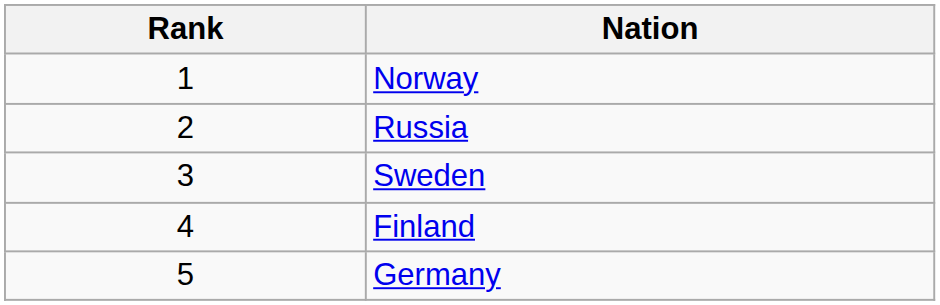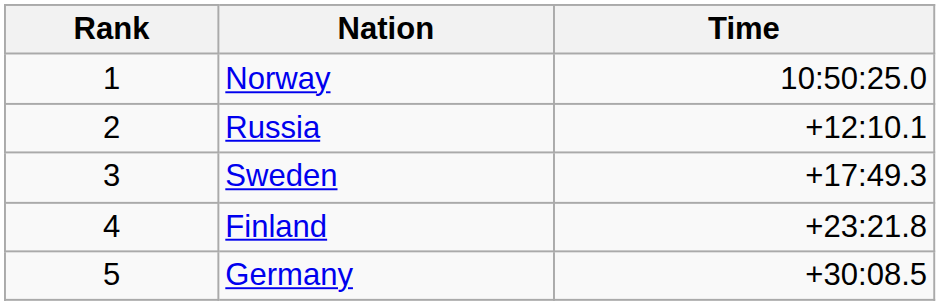+ column: (744, 29)
